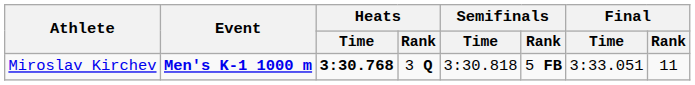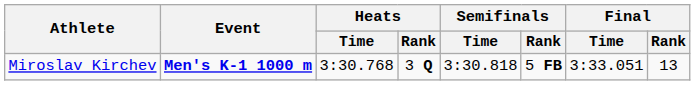(357, 66) bold -> (357, 66) normal
(669, 66) 11 -> (669, 66) 13
